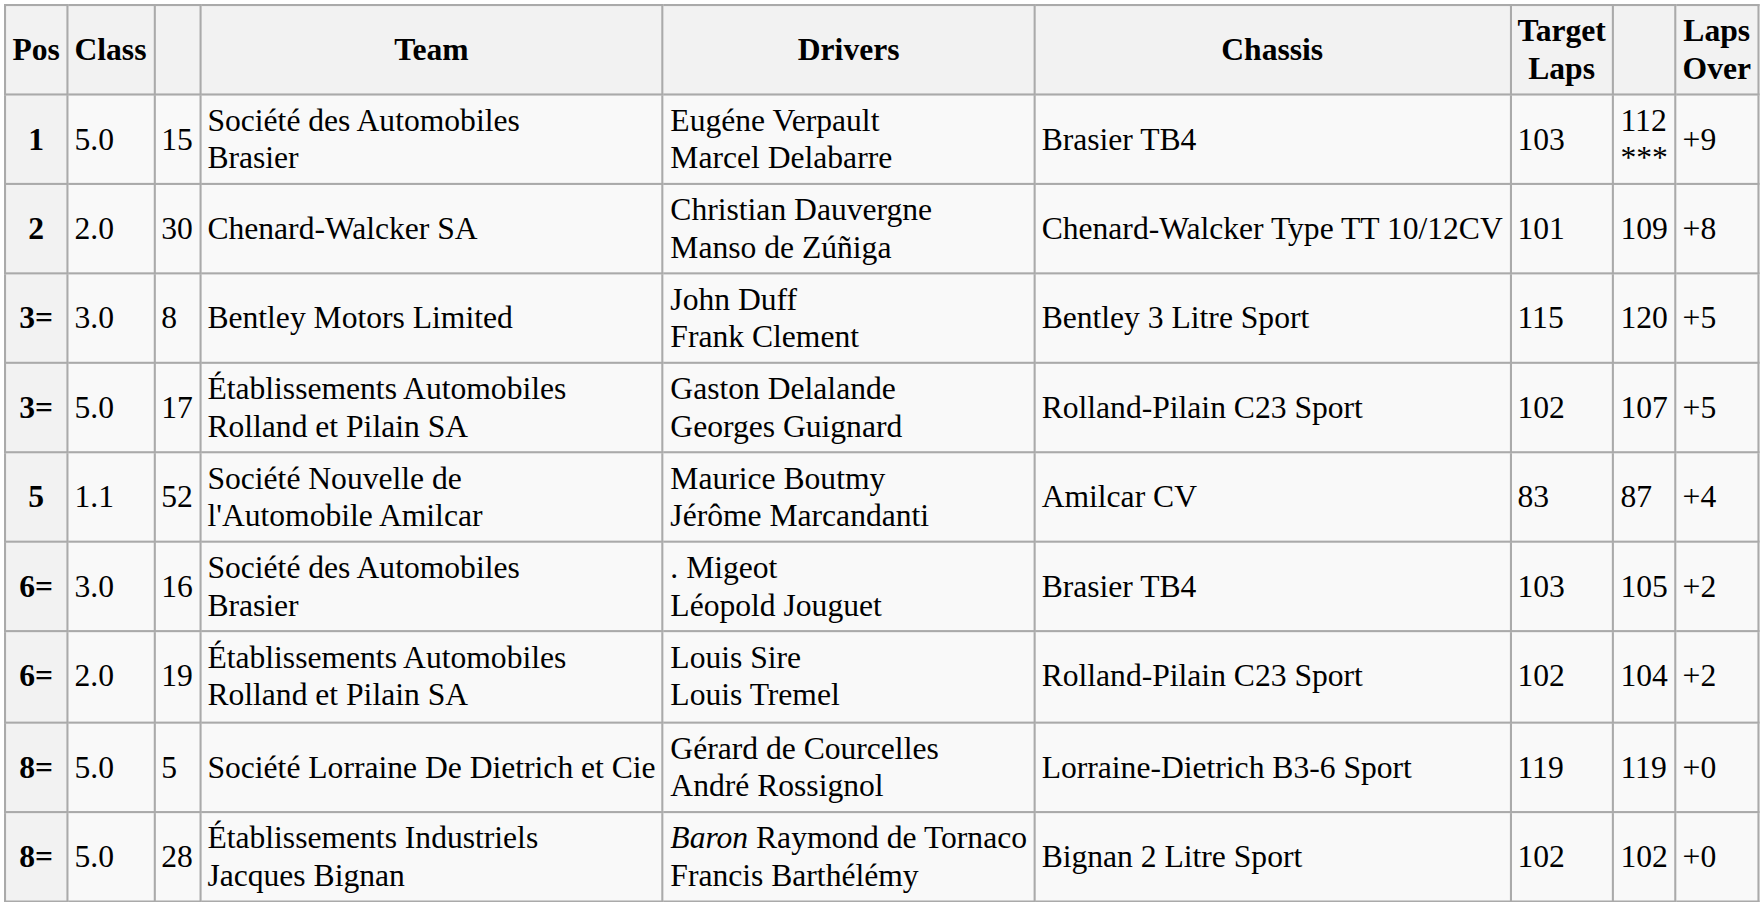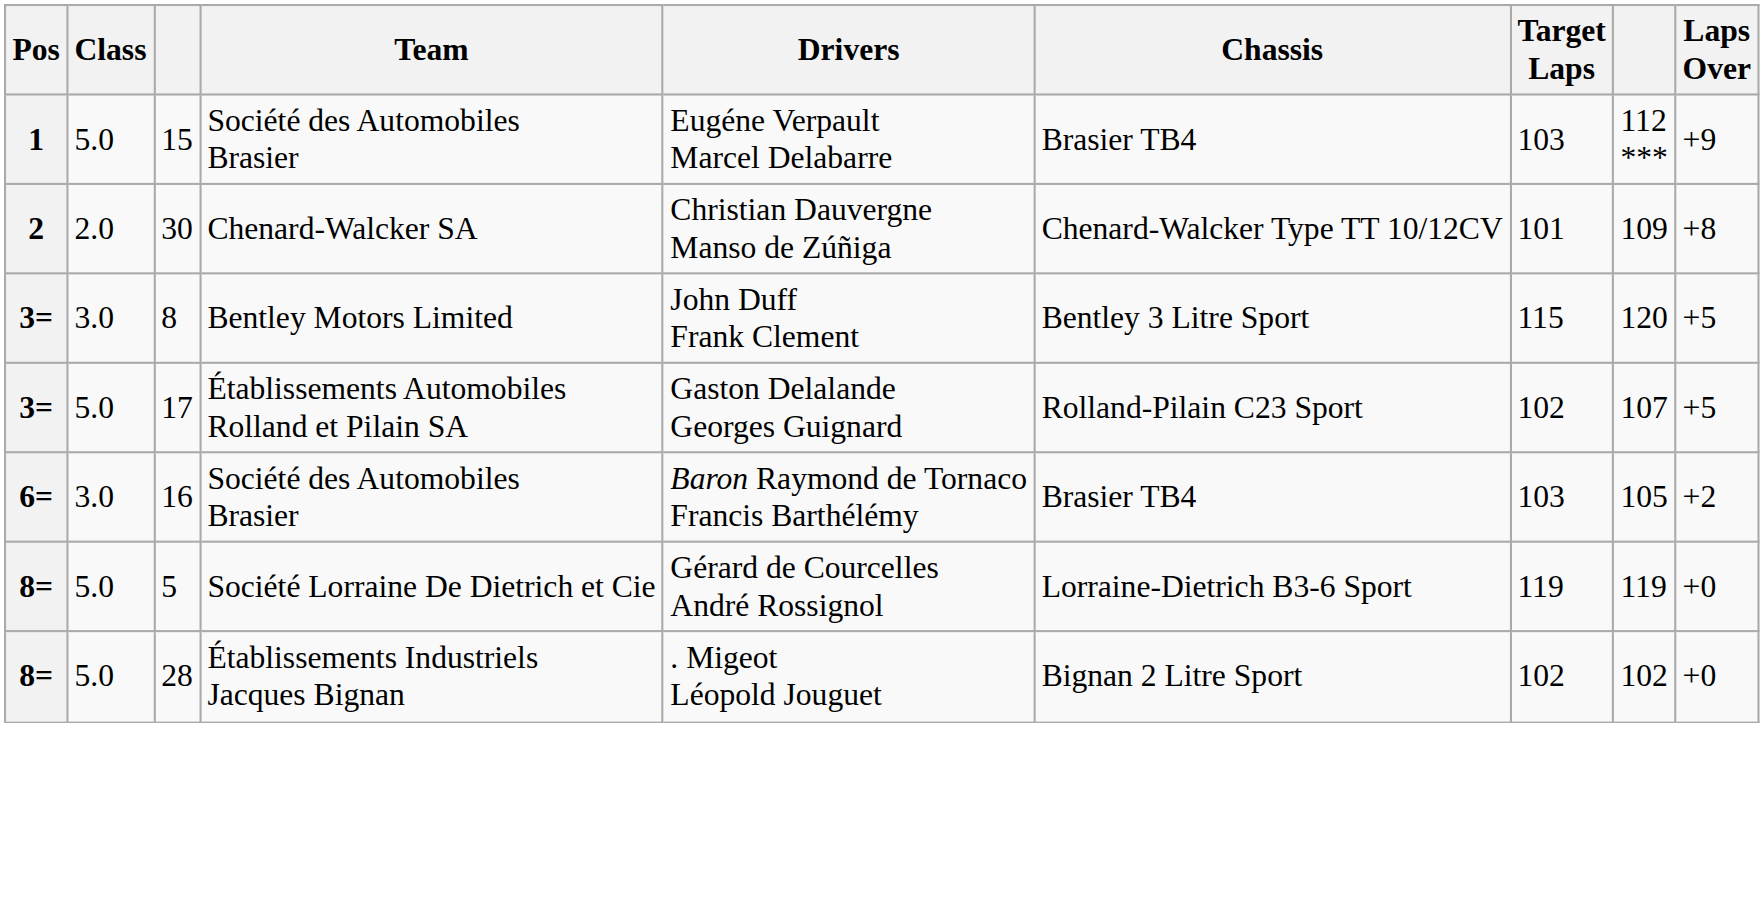- row: (177, 497)
(776, 586) . Migeot Léopold Jouguet -> (849, 497) Baron Raymond de Tornaco Francis Barthélémy
- row: (177, 676)
(849, 855) Baron Raymond de Tornaco Francis Barthélémy -> (776, 676) . Migeot Léopold Jouguet
